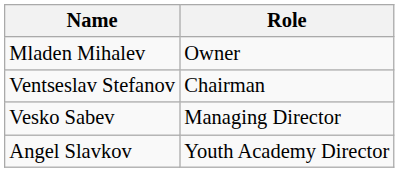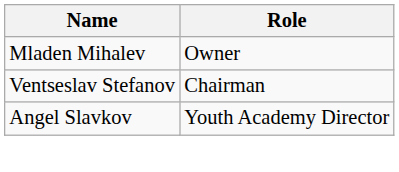- row: (62, 118)
